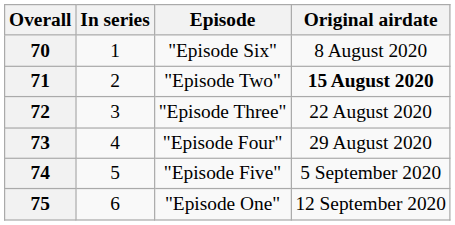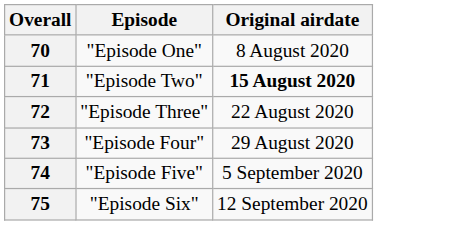- column: (115, 19)
(223, 50) "Episode Six" -> (144, 50) "Episode One"
(223, 204) "Episode One" -> (144, 204) "Episode Six"
